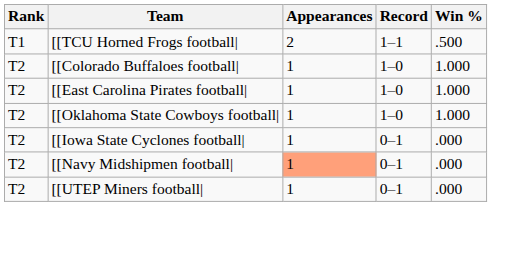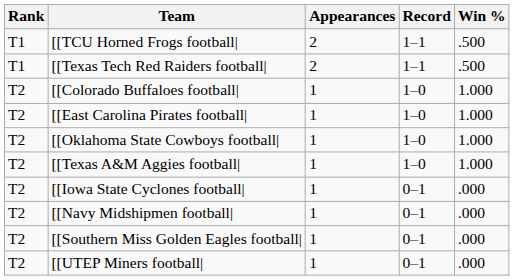+ row: (159, 66)
+ row: (146, 164)
(290, 164) lightsalmon background -> (313, 213) no background
+ row: (177, 238)
